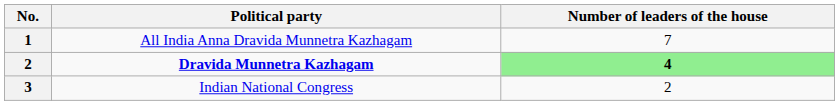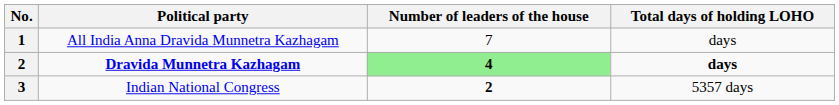+ column: (722, 16)
(668, 87) normal -> (489, 87) bold
